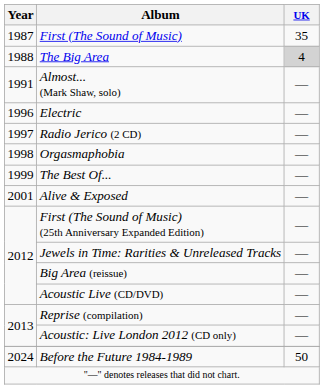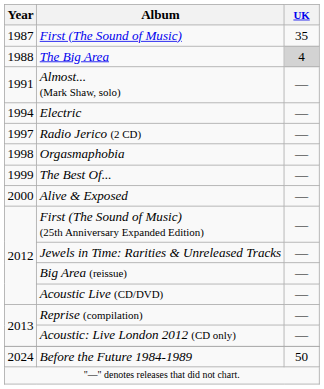(21, 112) 1996 -> (21, 112) 1994
(21, 196) 2001 -> (21, 196) 2000
